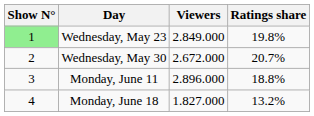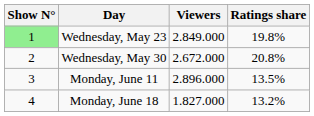(268, 58) 20.7% -> (268, 58) 20.8%
(268, 79) 18.8% -> (268, 79) 13.5%
